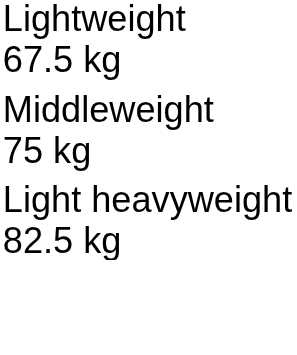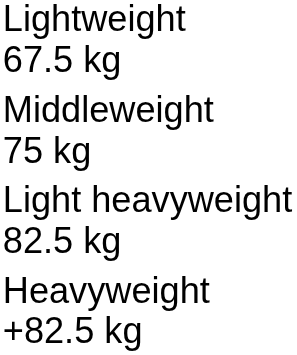+ row: (106, 311)
